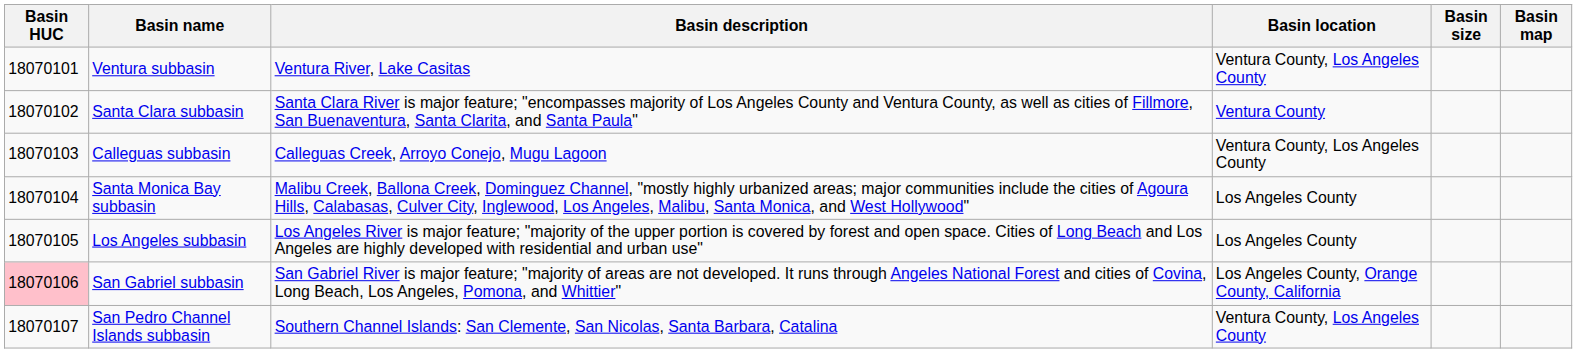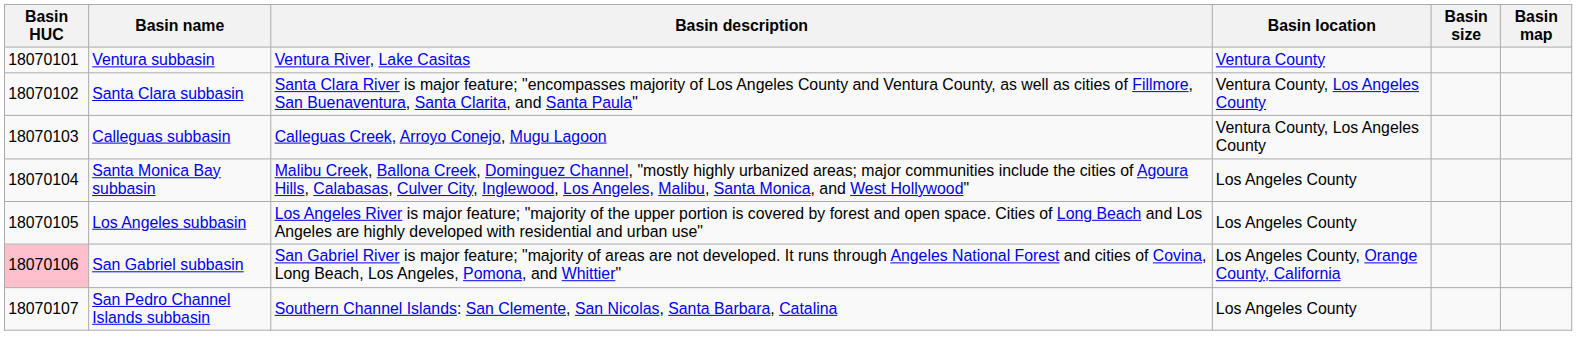(1317, 68) Ventura County, Los Angeles County -> (1270, 60) Ventura County
(1270, 111) Ventura County -> (1317, 94) Ventura County, Los Angeles County
(1317, 326) Ventura County, Los Angeles County -> (1286, 308) Los Angeles County
